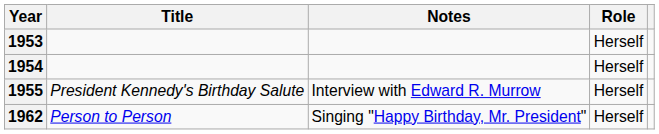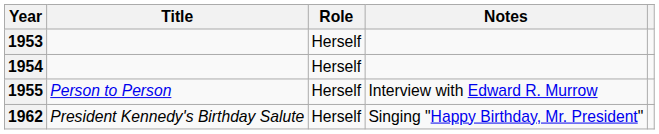columns swapped: (618, 16) <-> (449, 16)
(177, 91) President Kennedy's Birthday Salute -> (111, 91) Person to Person
(111, 116) Person to Person -> (177, 116) President Kennedy's Birthday Salute
